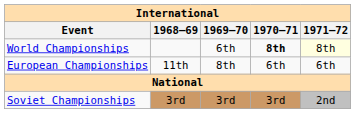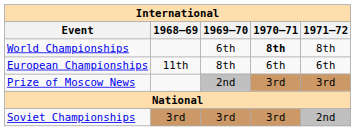(326, 48) lightyellow background -> (326, 48) no background
+ row: (71, 83)
